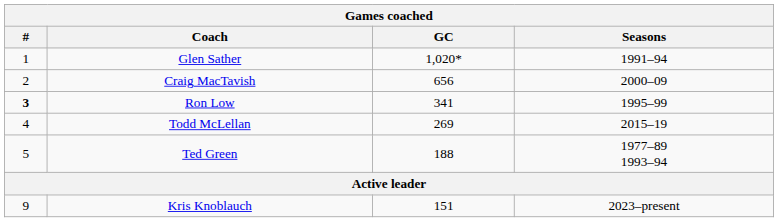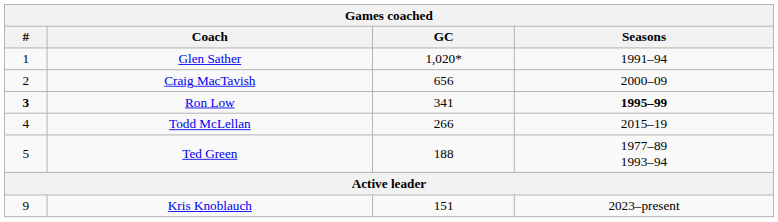(644, 102) normal -> (644, 102) bold
(444, 124) 269 -> (444, 124) 266
